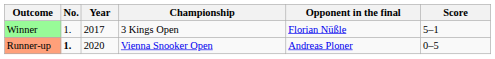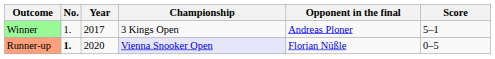(317, 29) Florian Nüßle -> (320, 29) Andreas Ploner
(167, 45) no background -> (167, 45) lavender background
(320, 45) Andreas Ploner -> (317, 45) Florian Nüßle
